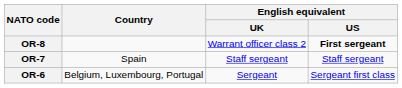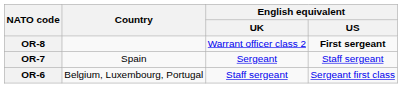(257, 59) Staff sergeant -> (257, 59) Sergeant
(257, 75) Sergeant -> (257, 75) Staff sergeant
